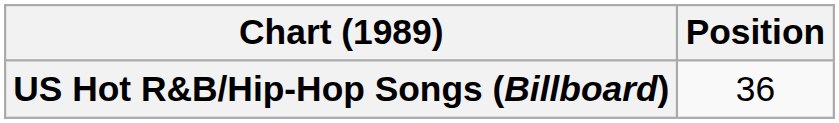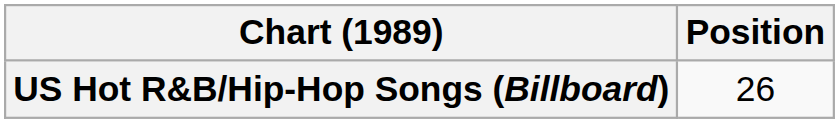(755, 88) 36 -> (755, 88) 26
